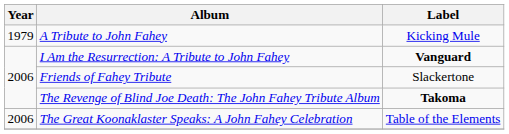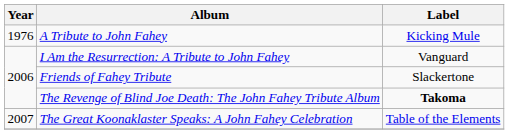(21, 35) 1979 -> (21, 35) 1976
(443, 56) bold -> (443, 56) normal
(21, 118) 2006 -> (21, 118) 2007
